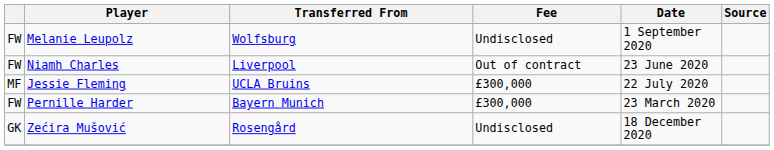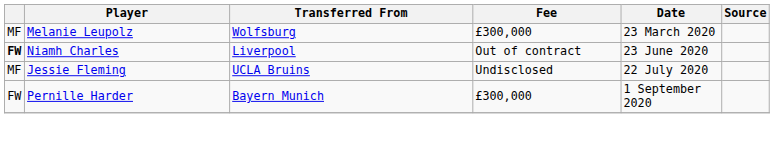(14, 40) FW -> (14, 33) MF
(514, 40) Undisclosed -> (504, 33) £300,000
(662, 40) 1 September 2020 -> (669, 33) 23 March 2020
(14, 65) normal -> (14, 52) bold
(504, 84) £300,000 -> (514, 71) Undisclosed
(669, 103) 23 March 2020 -> (662, 97) 1 September 2020
- row: (76, 129)
